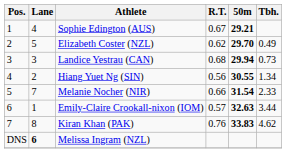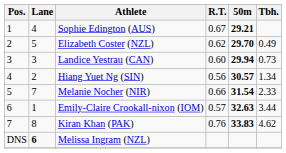(217, 60) 0.68 -> (217, 60) 0.60
(242, 76) 30.55 -> (242, 76) 30.57
